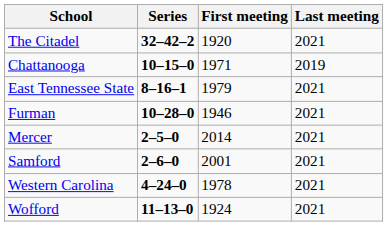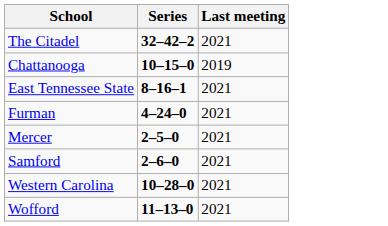- column: (245, 16)
(168, 112) 10–28–0 -> (164, 112) 4–24–0
(164, 185) 4–24–0 -> (168, 185) 10–28–0
